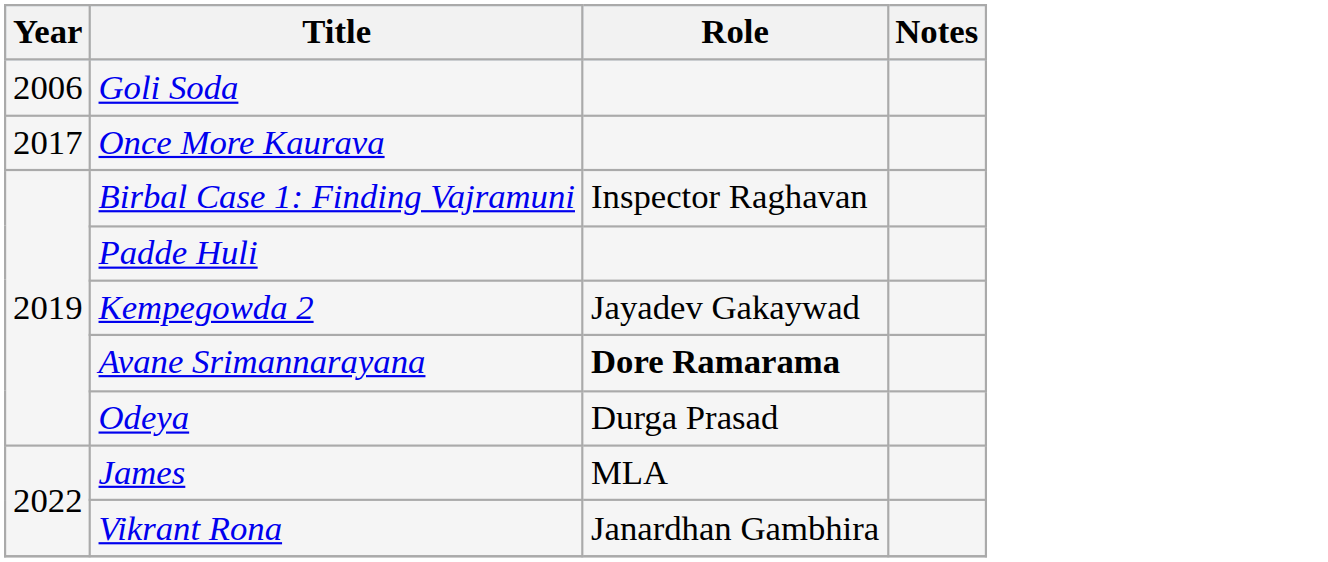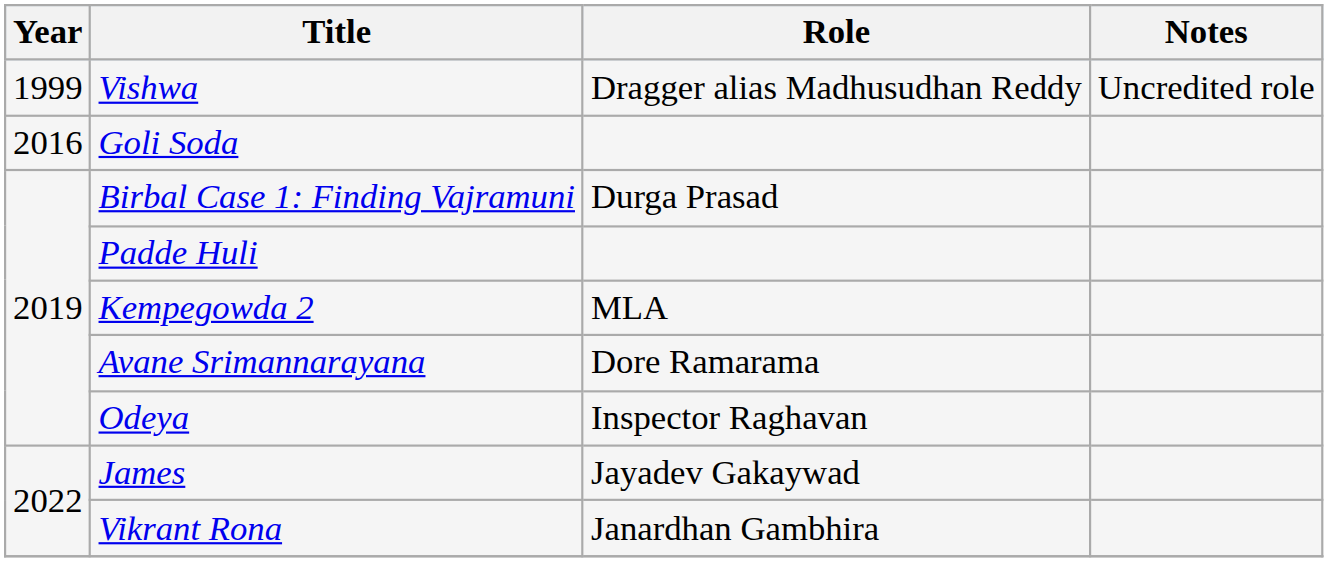+ row: (148, 87)
(48, 87) 2006 -> (48, 142) 2016
- row: (242, 142)
(729, 197) Inspector Raghavan -> (685, 197) Durga Prasad
(725, 307) Jayadev Gakaywad -> (630, 307) MLA
(716, 362) bold -> (705, 362) normal
(685, 417) Durga Prasad -> (729, 417) Inspector Raghavan
(630, 472) MLA -> (725, 472) Jayadev Gakaywad
